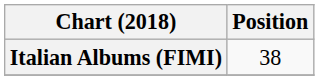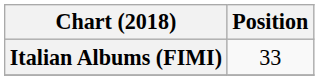(270, 57) 38 -> (270, 57) 33
